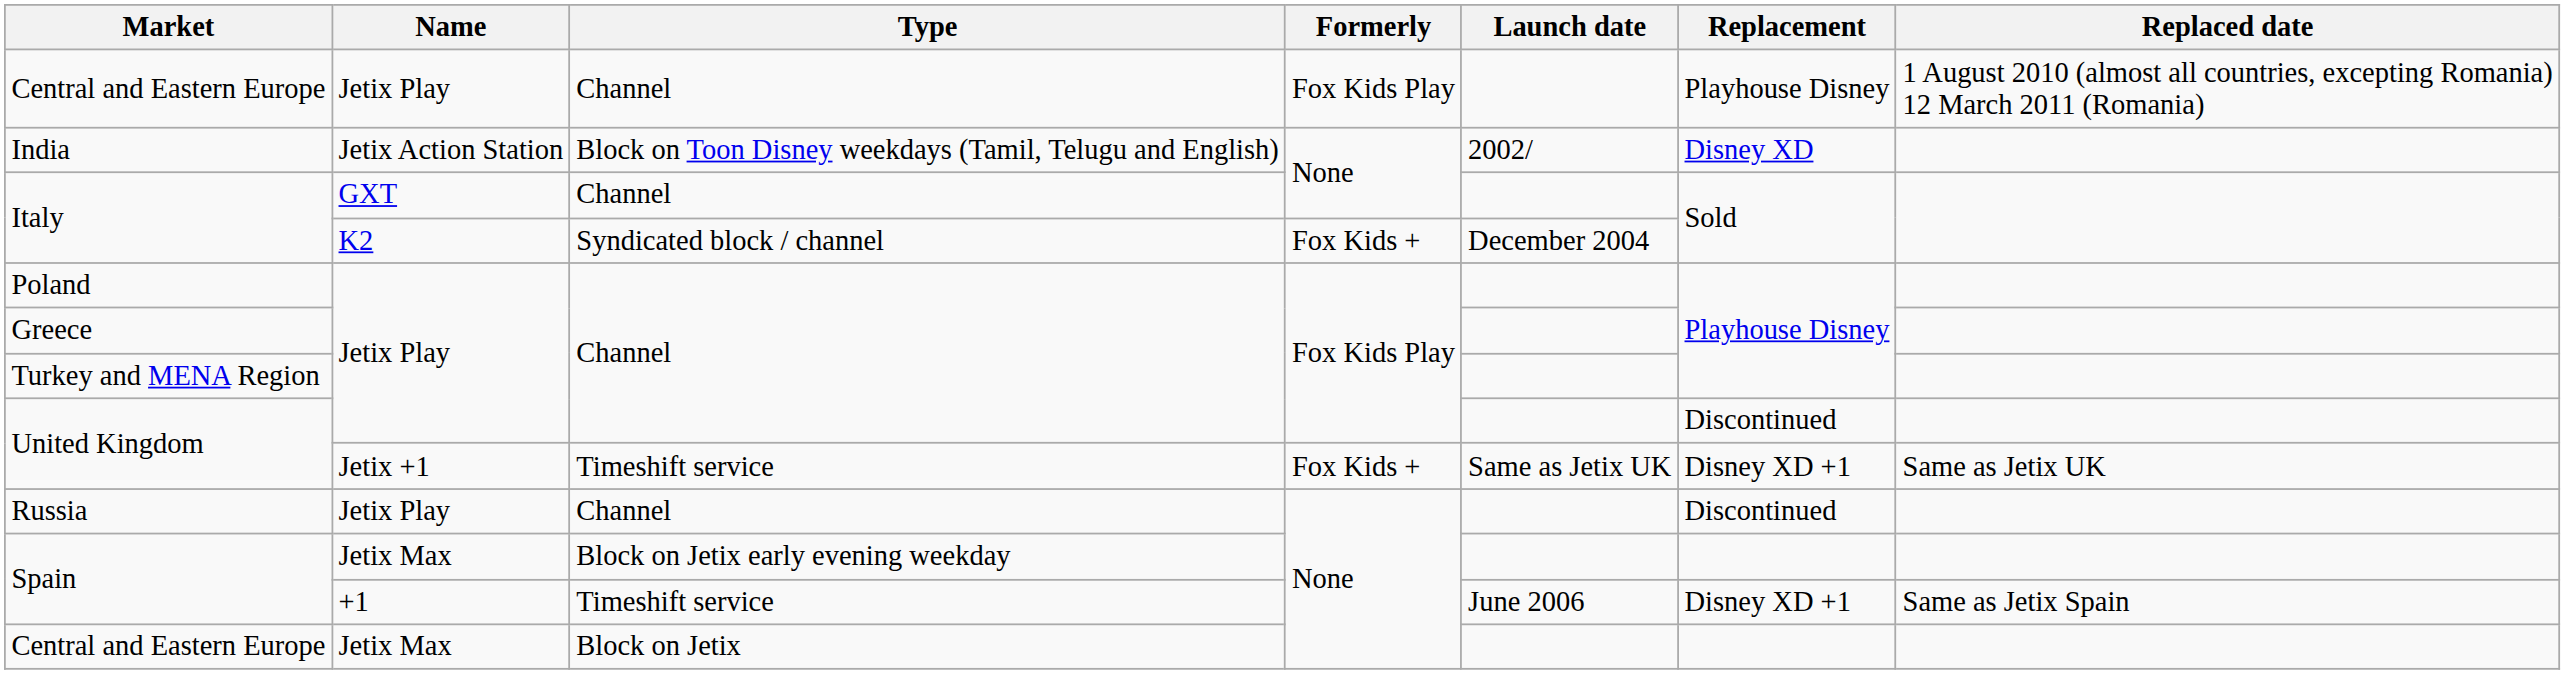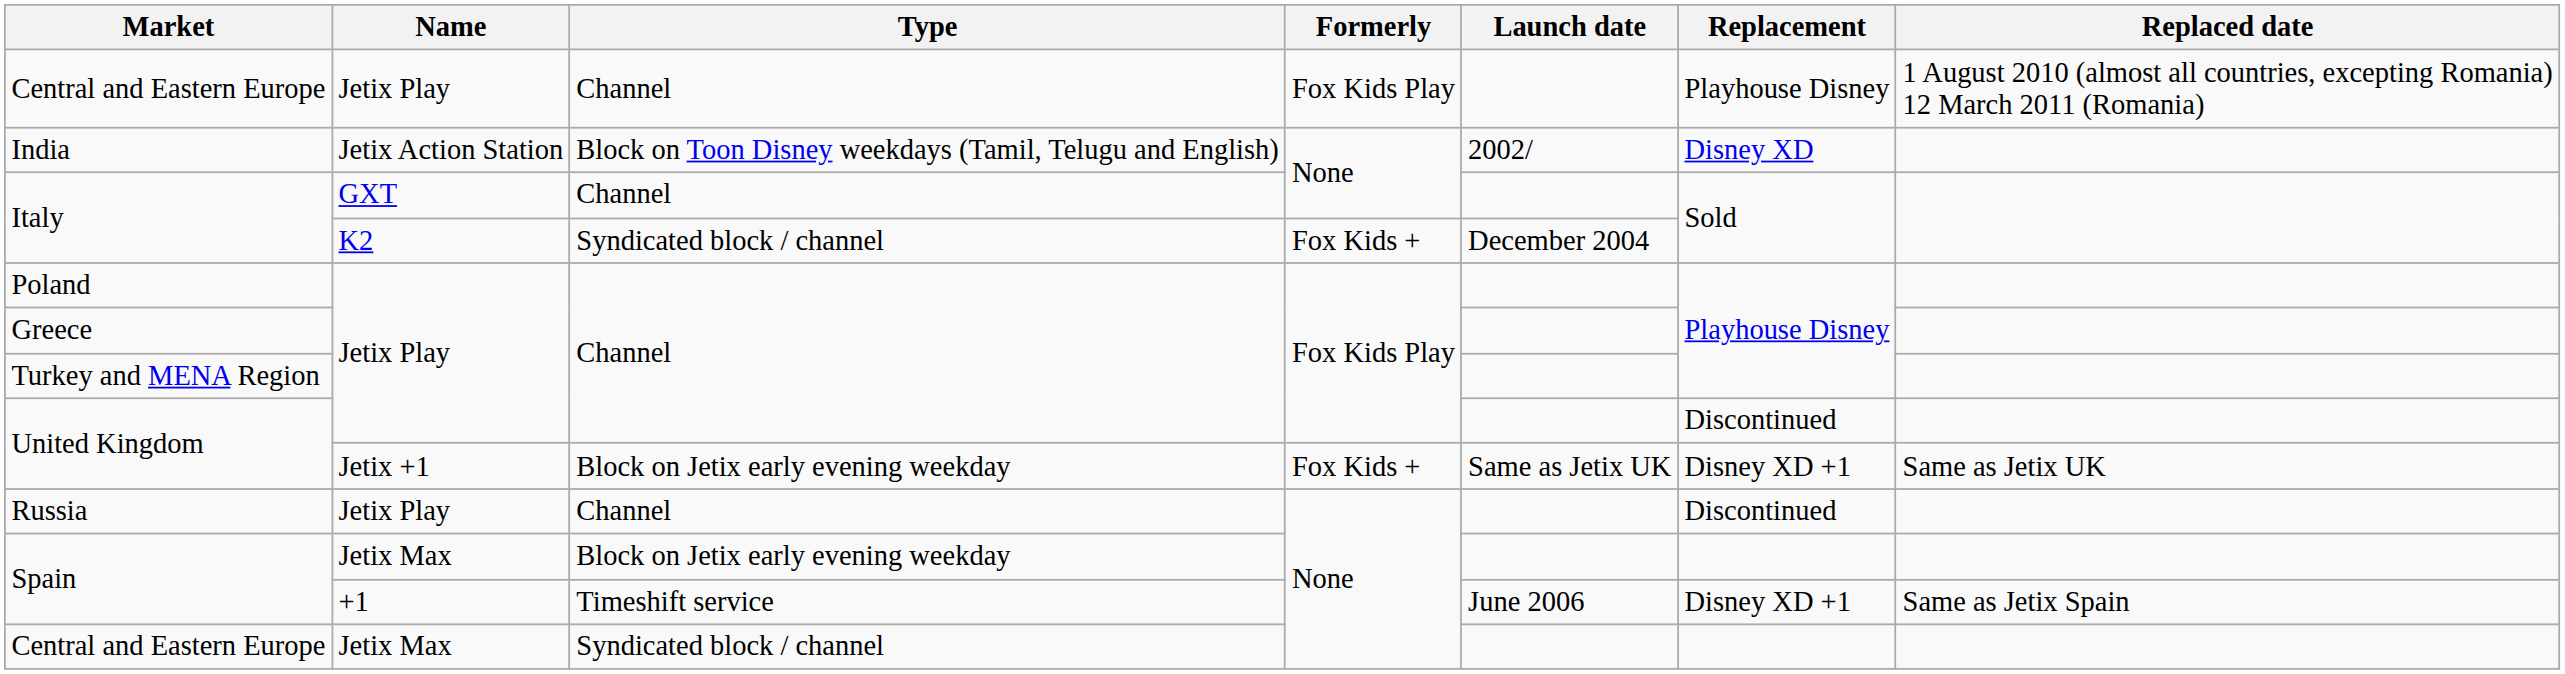(675, 465) Timeshift service -> (793, 465) Block on Jetix early evening weekday
(659, 646) Block on Jetix -> (730, 646) Syndicated block / channel
